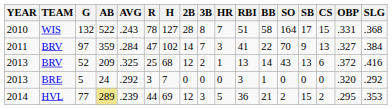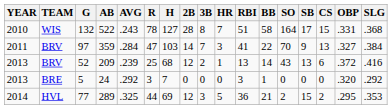(170, 46) 102 -> (170, 46) 103
(129, 63) .325 -> (129, 63) .239
(107, 96) khaki background -> (107, 96) no background
(129, 96) .239 -> (129, 96) .325
